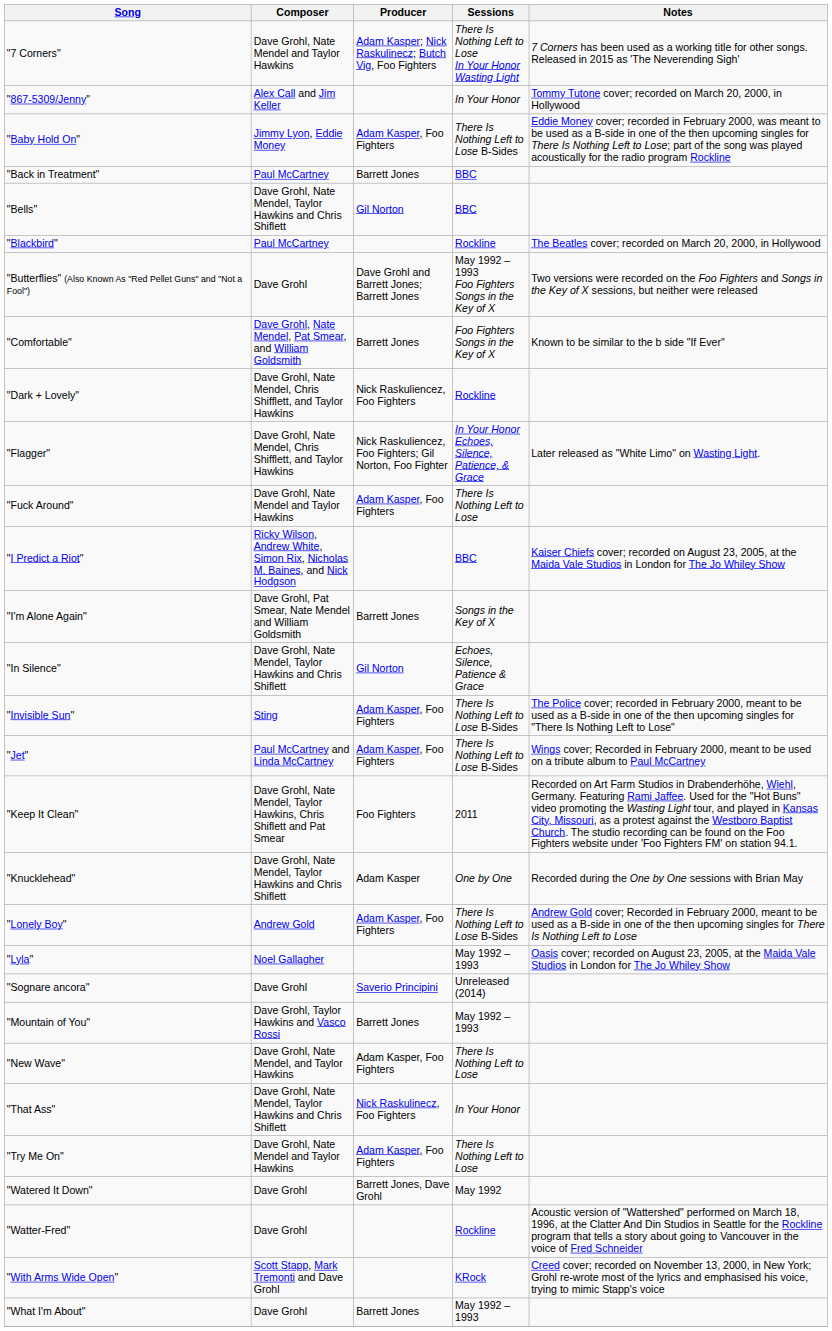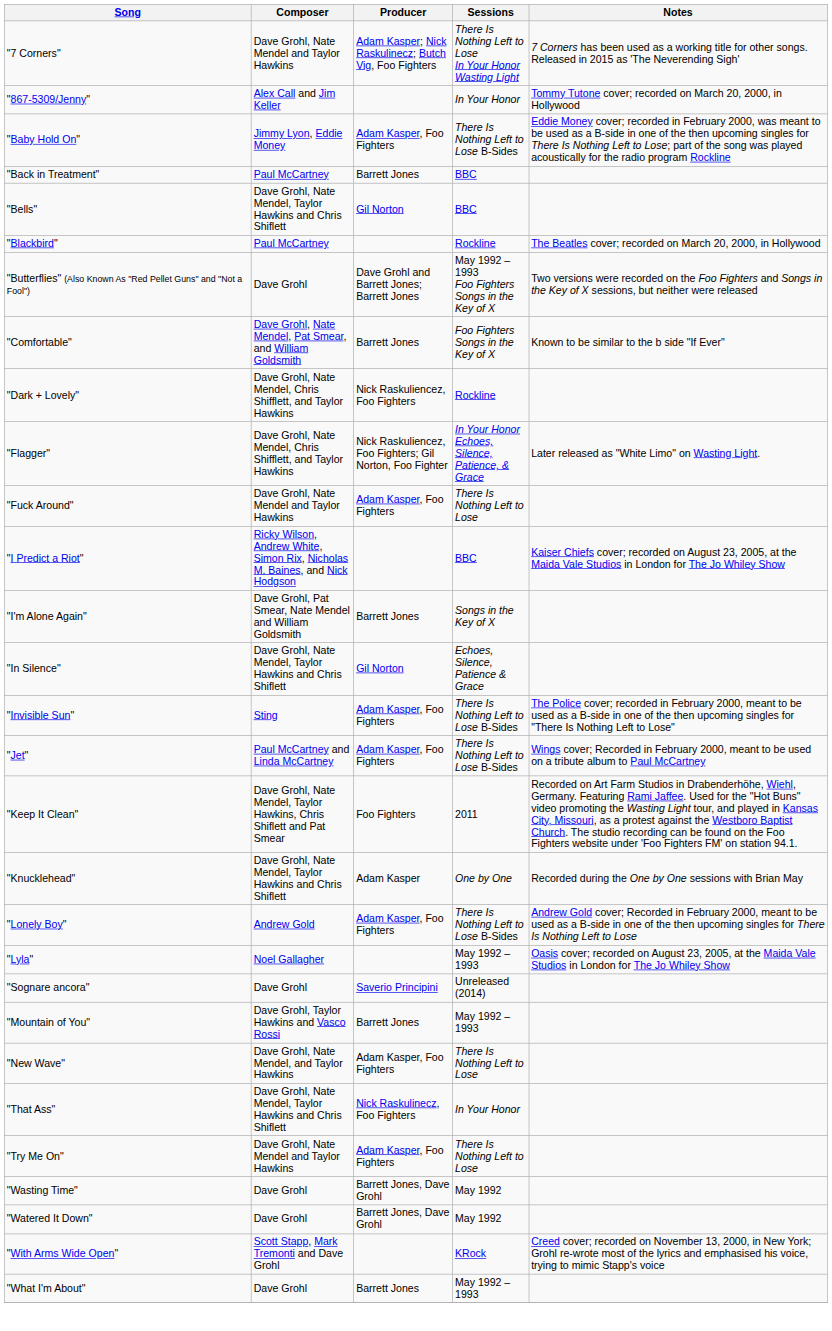+ row: (42, 1190)
- row: (38, 1231)
